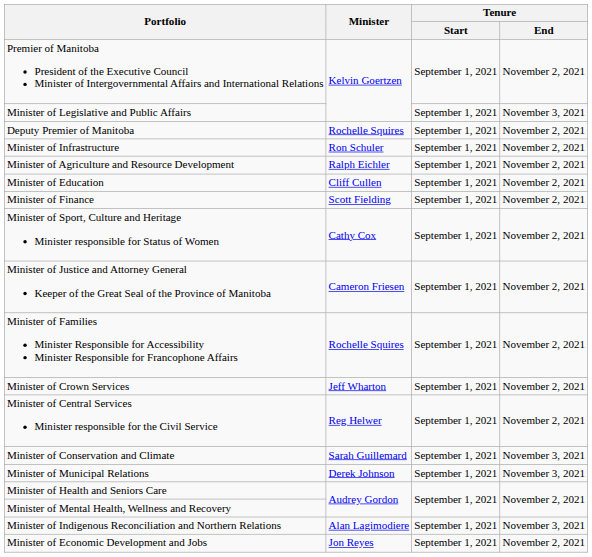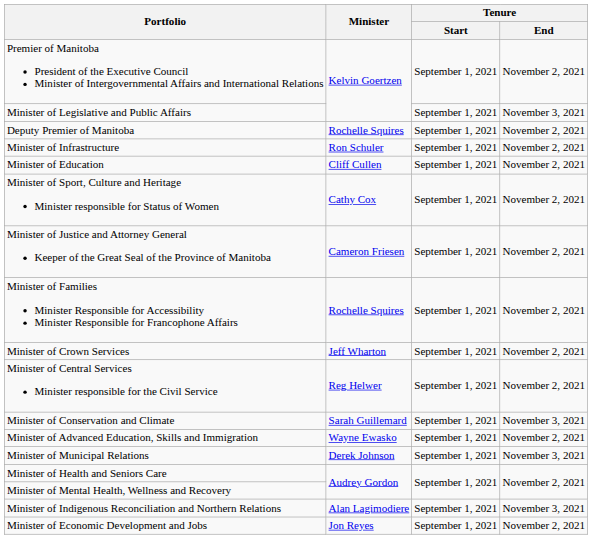- row: (120, 165)
- row: (50, 200)
+ row: (132, 438)
